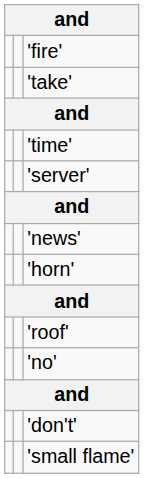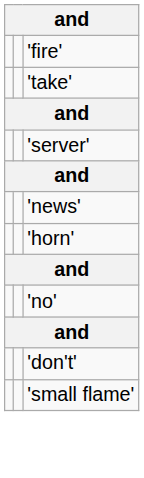- row: (50, 144)
- row: (48, 332)
